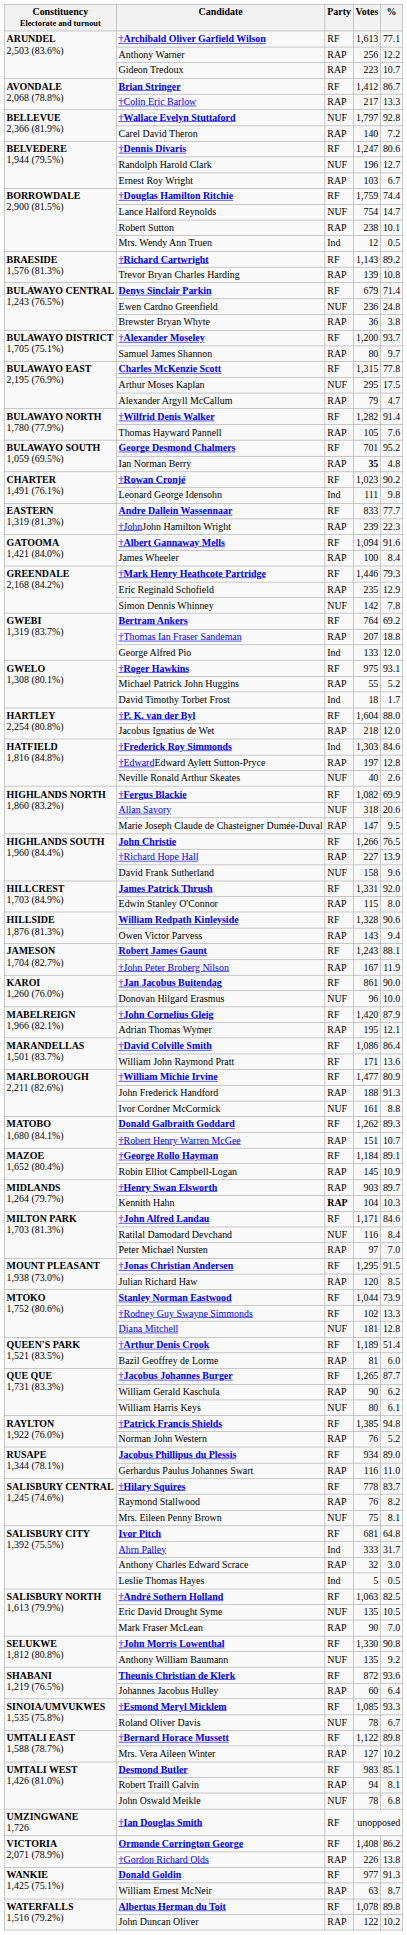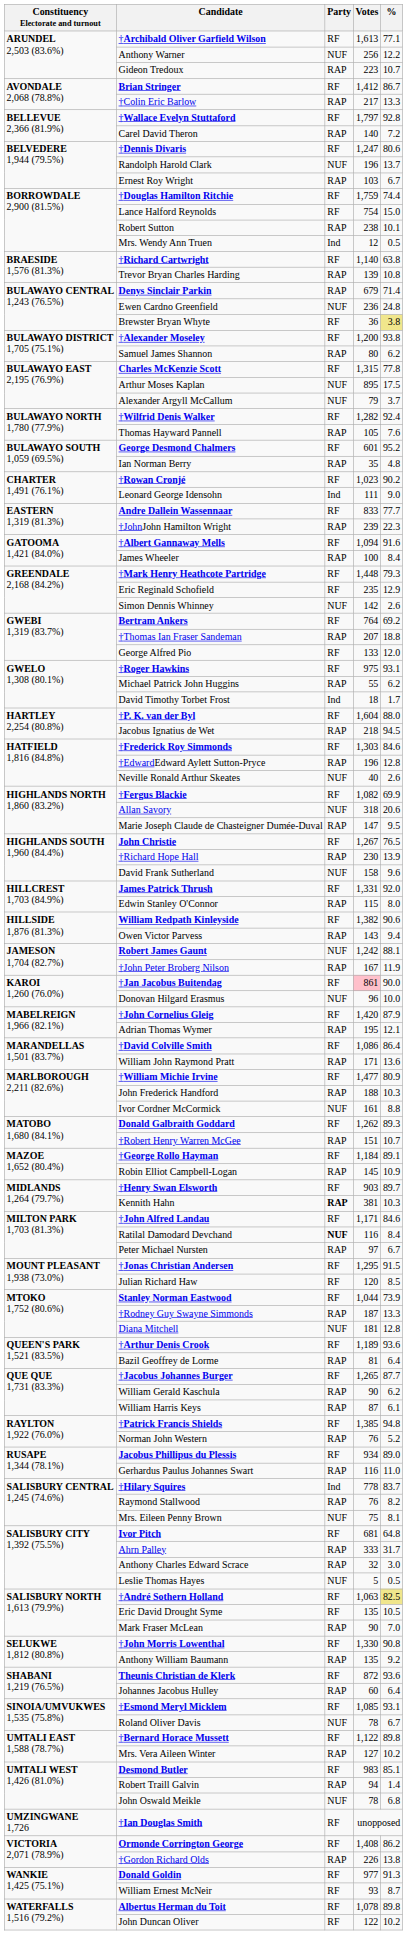(337, 54) RAP -> (337, 54) NUF
(337, 117) NUF -> (333, 117) RF
(392, 165) 12.7 -> (392, 165) 13.7
(337, 212) NUF -> (333, 212) RF
(392, 212) 14.7 -> (392, 212) 15.0
(367, 259) 1,143 -> (367, 259) 1,140
(392, 259) 89.2 -> (392, 259) 63.8
(333, 290) RF -> (337, 290) RAP
(337, 322) RAP -> (333, 322) RF
(394, 322) no background -> (394, 322) khaki background
(392, 338) 93.7 -> (392, 338) 93.8
(394, 353) 9.7 -> (394, 353) 6.2
(371, 385) 295 -> (371, 385) 895
(337, 401) RAP -> (337, 401) NUF
(394, 401) 4.7 -> (394, 401) 3.7
(392, 416) 91.4 -> (392, 416) 92.4
(371, 448) 701 -> (371, 448) 601
(373, 464) bold -> (373, 464) normal
(394, 495) 9.8 -> (394, 495) 9.0
(367, 574) 1,446 -> (367, 574) 1,448
(337, 589) RAP -> (333, 589) RF
(394, 605) 7.8 -> (394, 605) 2.6
(334, 652) Ind -> (333, 652) RF
(394, 684) 5.2 -> (394, 684) 6.2
(392, 731) 12.0 -> (392, 731) 94.5
(334, 747) Ind -> (333, 747) RF
(371, 762) 197 -> (371, 762) 196
(367, 841) 1,266 -> (367, 841) 1,267
(371, 857) 227 -> (371, 857) 230
(367, 920) 1,328 -> (367, 920) 1,382
(333, 951) RF -> (337, 951) NUF
(367, 951) 1,243 -> (367, 951) 1,242
(371, 983) no background -> (371, 983) pink background
(333, 1061) RF -> (337, 1061) RAP
(392, 1093) 91.3 -> (392, 1093) 10.3
(337, 1187) RAP -> (333, 1187) RF
(371, 1203) 104 -> (371, 1203) 381
(337, 1234) normal -> (337, 1234) bold
(394, 1250) 7.0 -> (394, 1250) 6.7
(337, 1282) RAP -> (333, 1282) RF
(333, 1313) RF -> (337, 1313) RAP
(371, 1313) 102 -> (371, 1313) 187
(392, 1345) 51.4 -> (392, 1345) 93.6
(394, 1360) 6.0 -> (394, 1360) 6.4
(337, 1407) NUF -> (337, 1407) RAP
(373, 1407) 80 -> (373, 1407) 87
(333, 1486) RF -> (334, 1486) Ind
(334, 1549) Ind -> (337, 1549) RAP
(334, 1581) Ind -> (337, 1581) NUF
(392, 1596) no background -> (392, 1596) khaki background
(337, 1612) NUF -> (333, 1612) RF
(337, 1659) NUF -> (337, 1659) RAP
(392, 1706) 93.3 -> (392, 1706) 93.1
(394, 1785) 8.1 -> (394, 1785) 1.4
(337, 1891) RAP -> (333, 1891) RF
(373, 1891) 63 -> (373, 1891) 93
(337, 1922) RAP -> (333, 1922) RF
